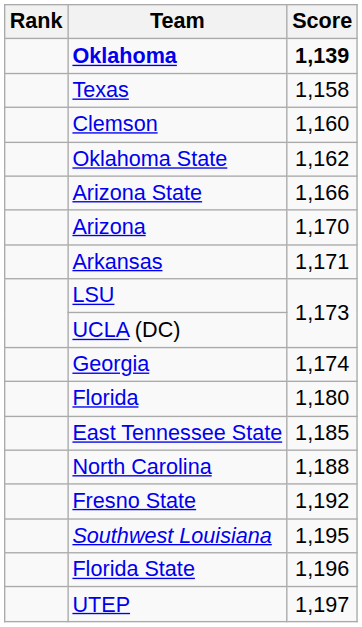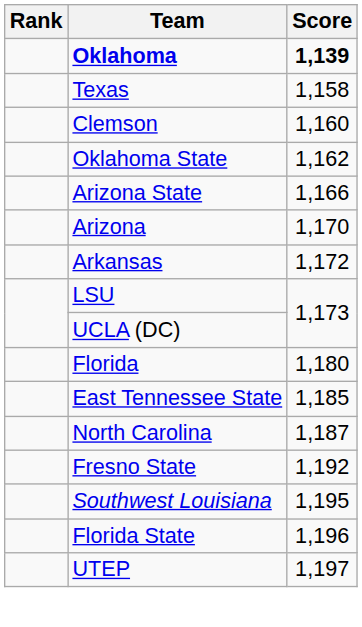(322, 261) 1,171 -> (322, 261) 1,172
- row: (111, 364)
(322, 466) 1,188 -> (322, 432) 1,187
